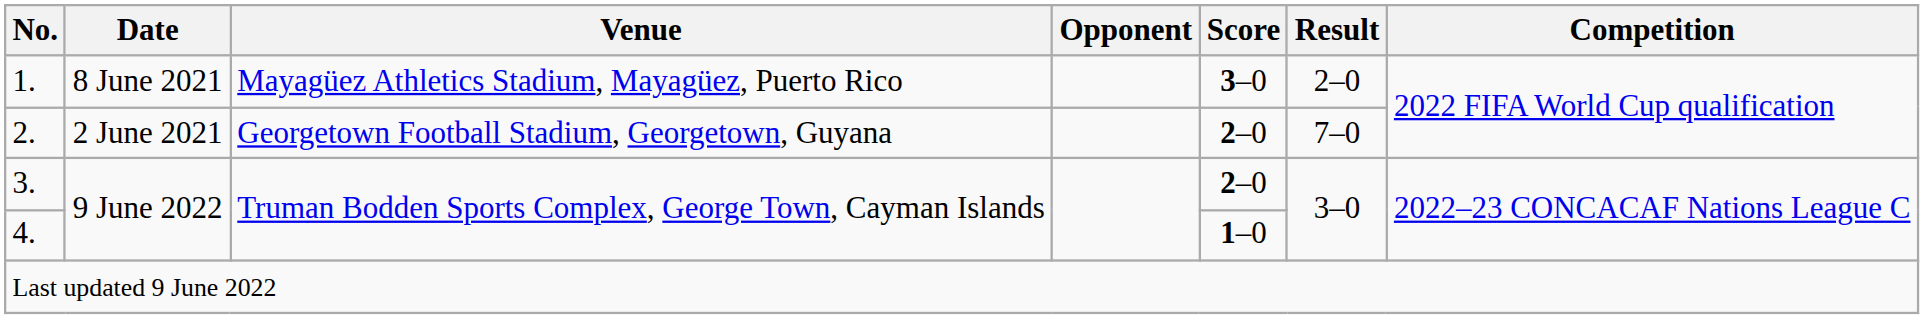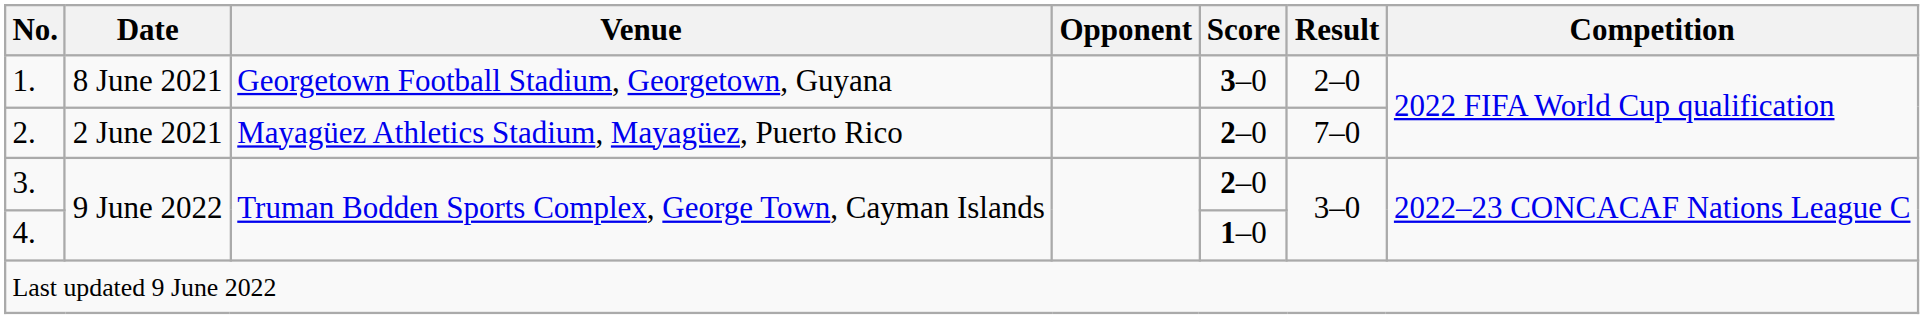(570, 80) Mayagüez Athletics Stadium, Mayagüez, Puerto Rico -> (565, 80) Georgetown Football Stadium, Georgetown, Guyana
(565, 131) Georgetown Football Stadium, Georgetown, Guyana -> (570, 131) Mayagüez Athletics Stadium, Mayagüez, Puerto Rico
